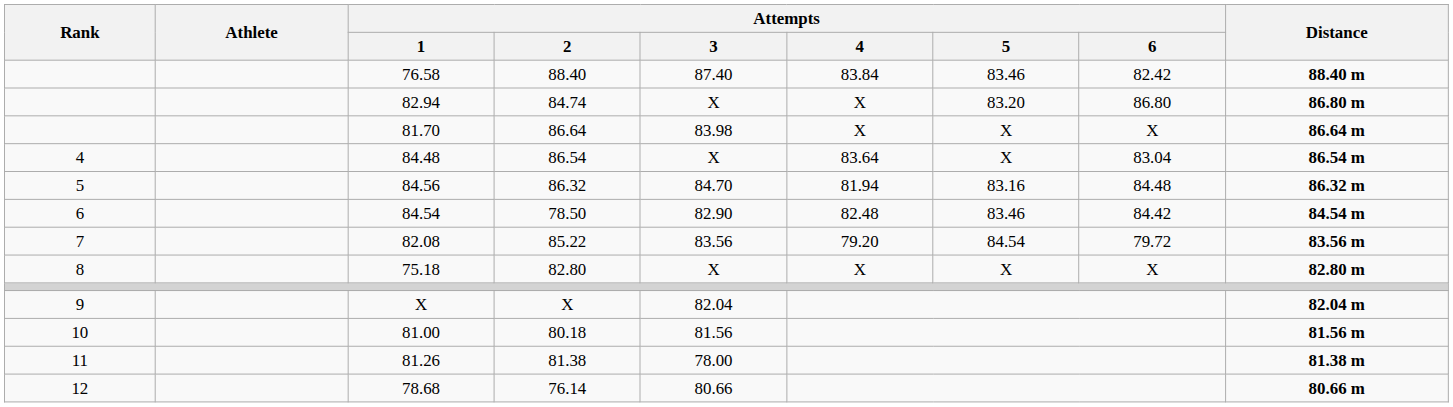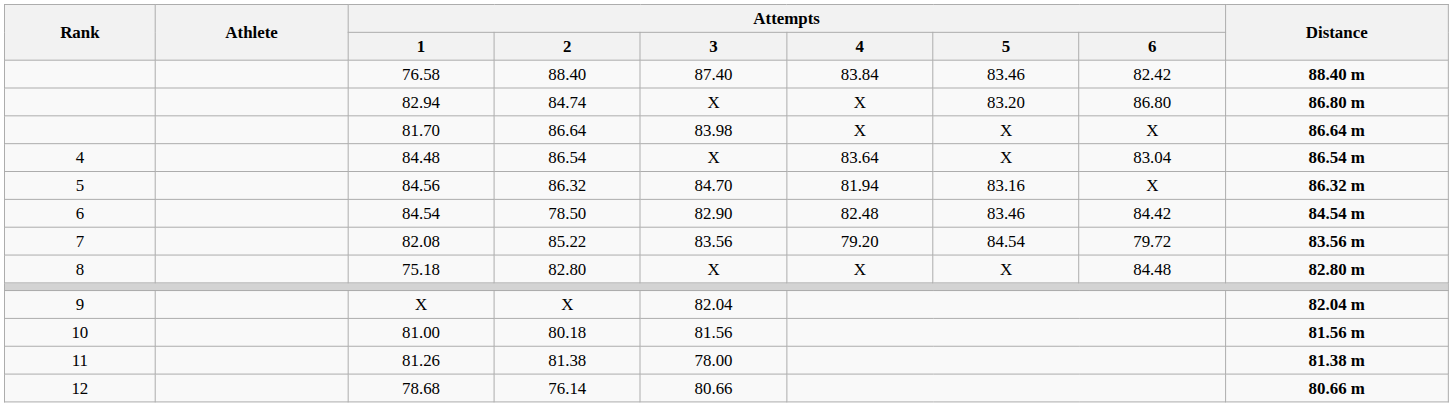(1152, 185) 84.48 -> (1152, 185) X
(1152, 268) X -> (1152, 268) 84.48
